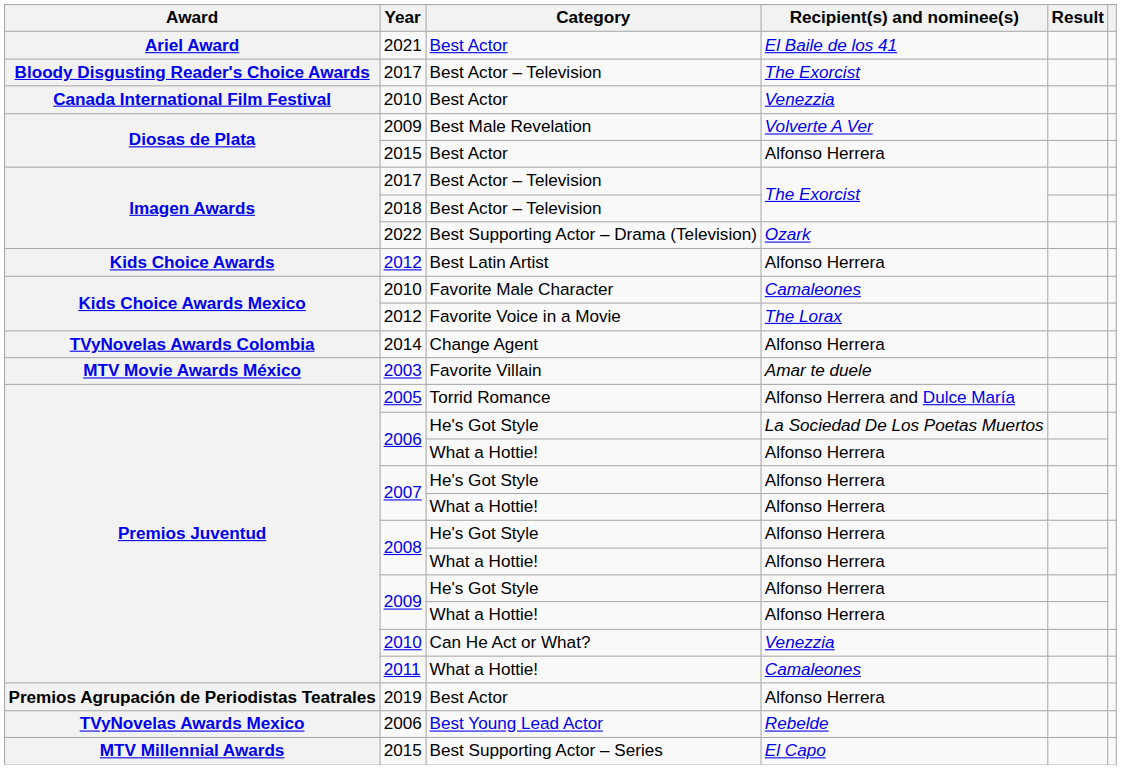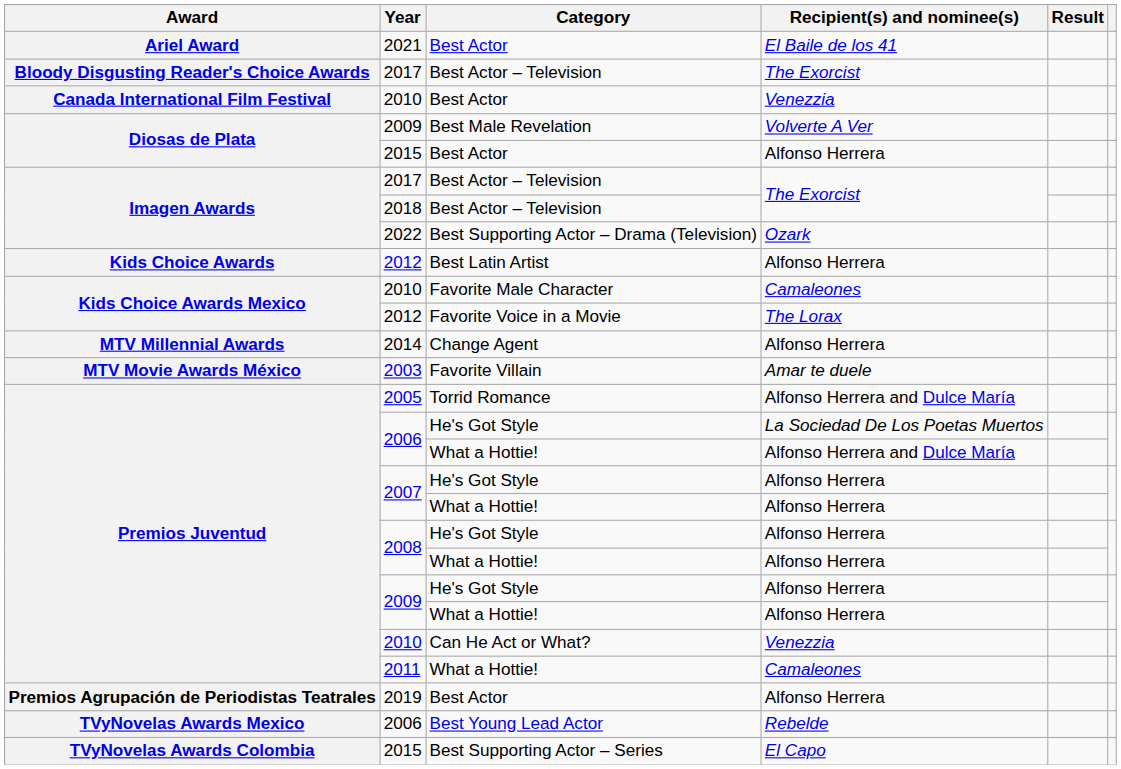(192, 343) TVyNovelas Awards Colombia -> (192, 343) MTV Millennial Awards
(825, 452) Alfonso Herrera -> (890, 452) Alfonso Herrera and Dulce María
(192, 751) MTV Millennial Awards -> (192, 751) TVyNovelas Awards Colombia
